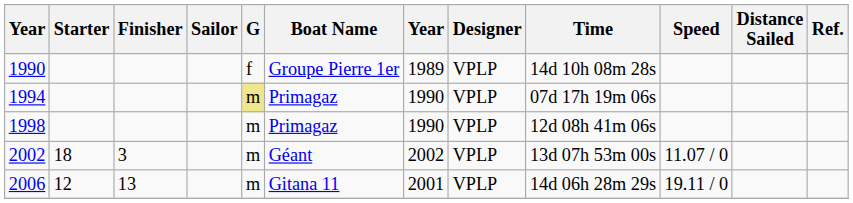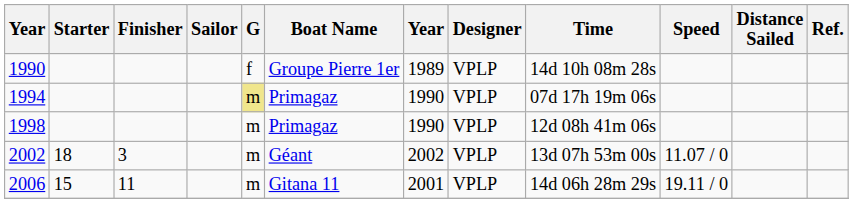(63, 184) 12 -> (63, 184) 15
(127, 184) 13 -> (127, 184) 11
